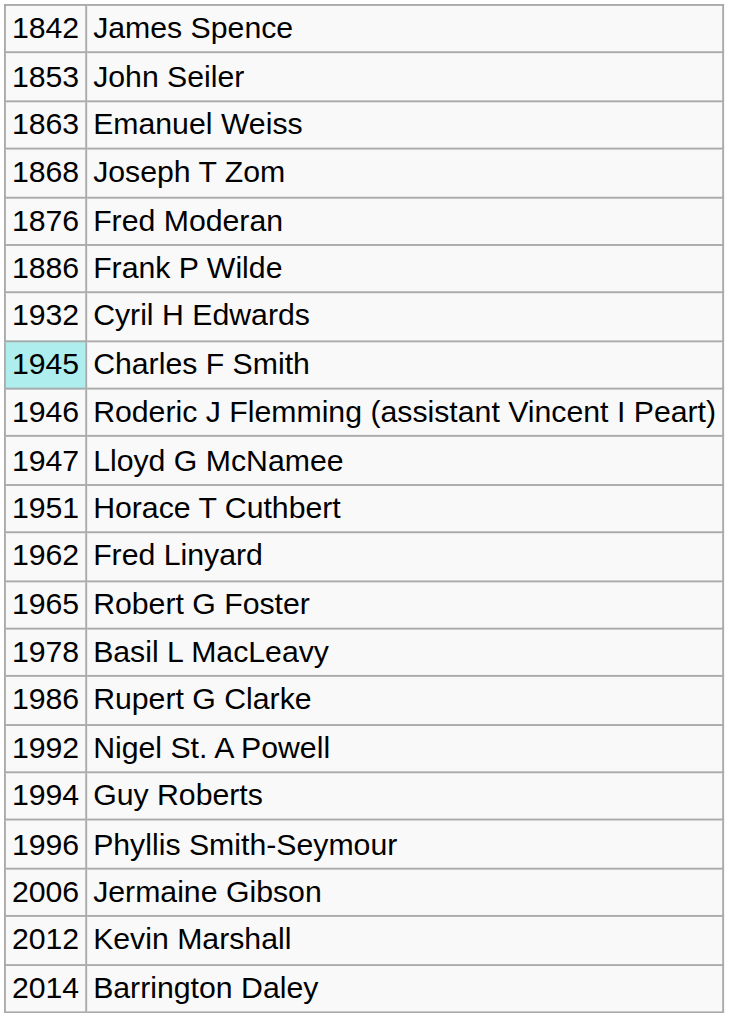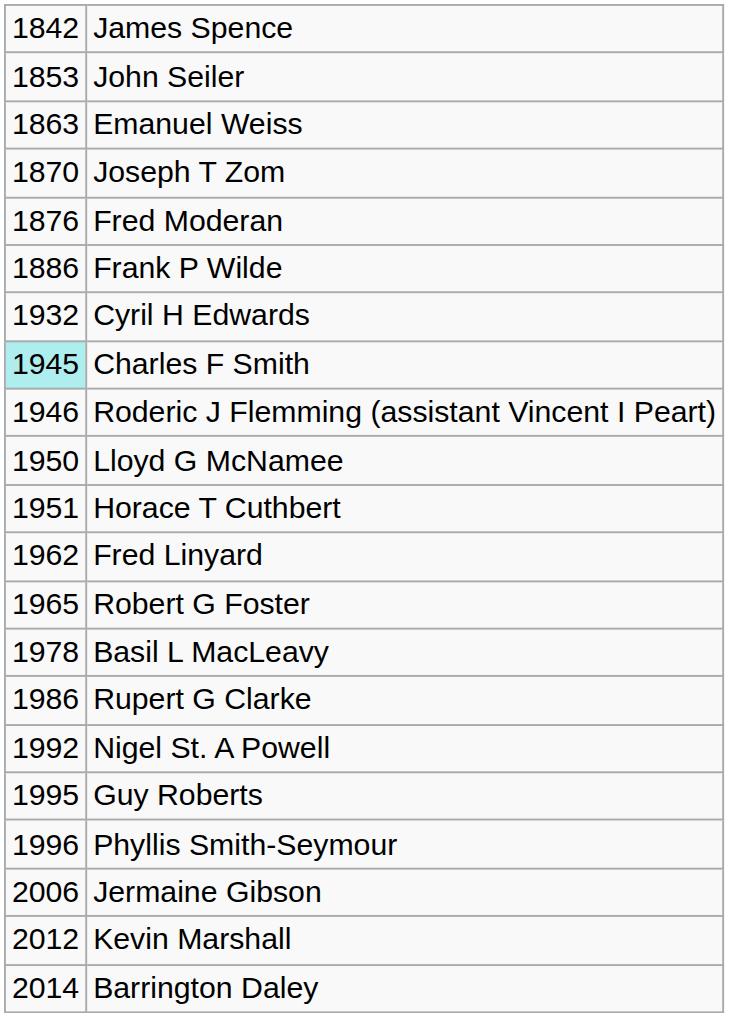(46, 172) 1868 -> (46, 172) 1870
(46, 460) 1947 -> (46, 460) 1950
(46, 795) 1994 -> (46, 795) 1995
